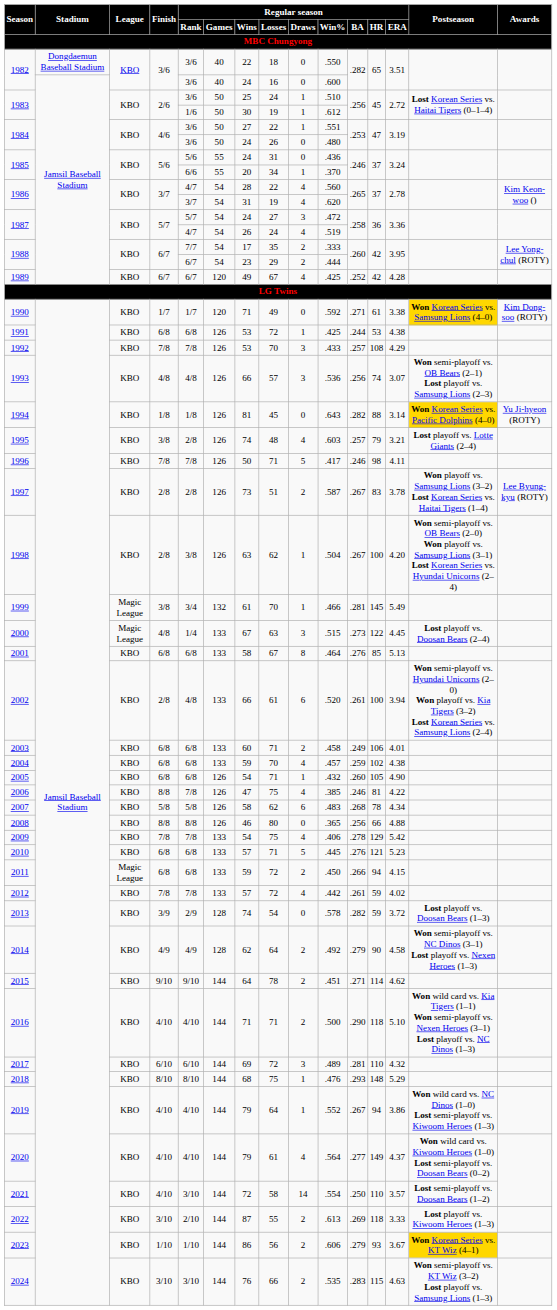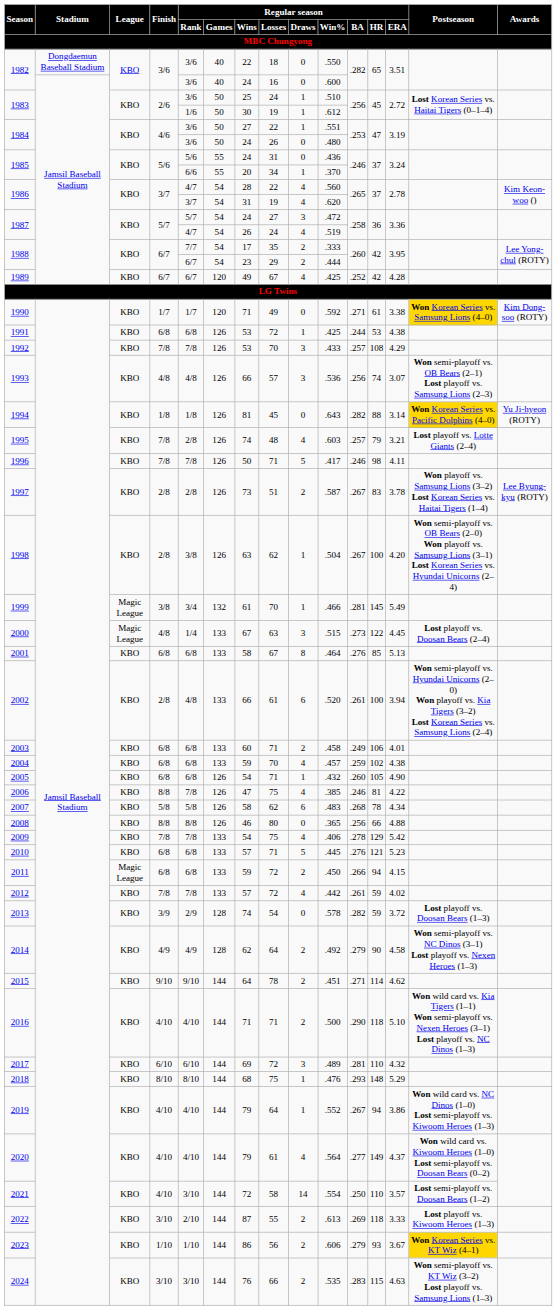(164, 441) 3/8 -> (164, 441) 7/8
